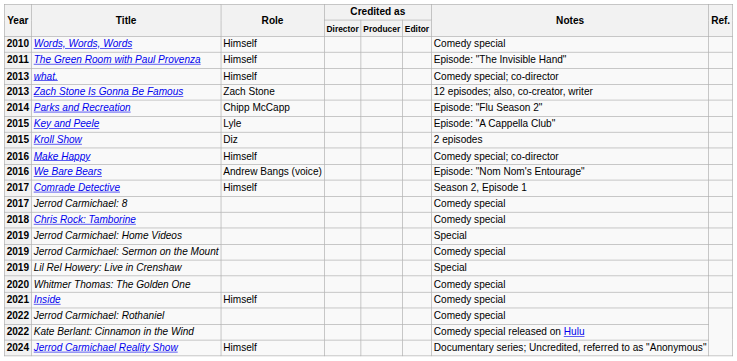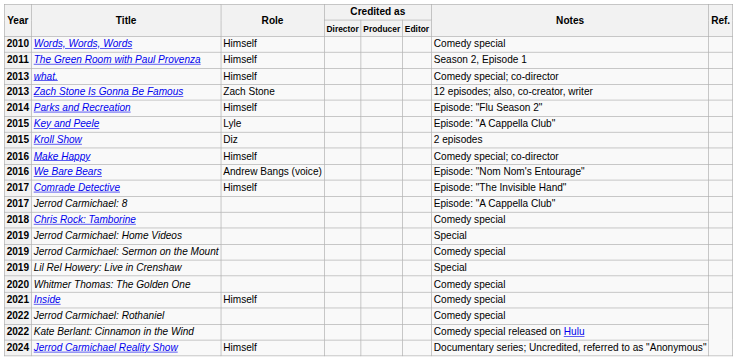(500, 60) Episode: "The Invisible Hand" -> (480, 60) Season 2, Episode 1
(257, 108) Chipp McCapp -> (240, 108) Himself
(480, 188) Season 2, Episode 1 -> (500, 188) Episode: "The Invisible Hand"
(470, 204) Comedy special -> (494, 204) Episode: "A Cappella Club"
